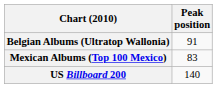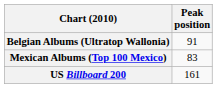(192, 74) 140 -> (192, 74) 161
